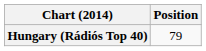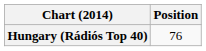(176, 35) 79 -> (176, 35) 76
